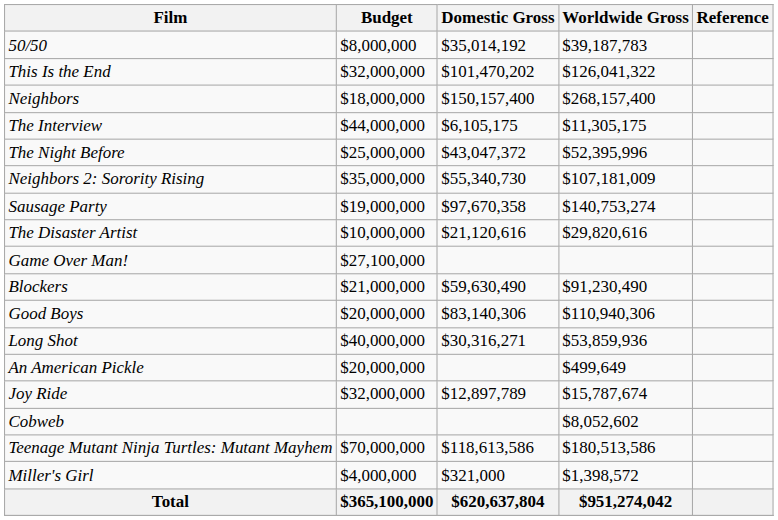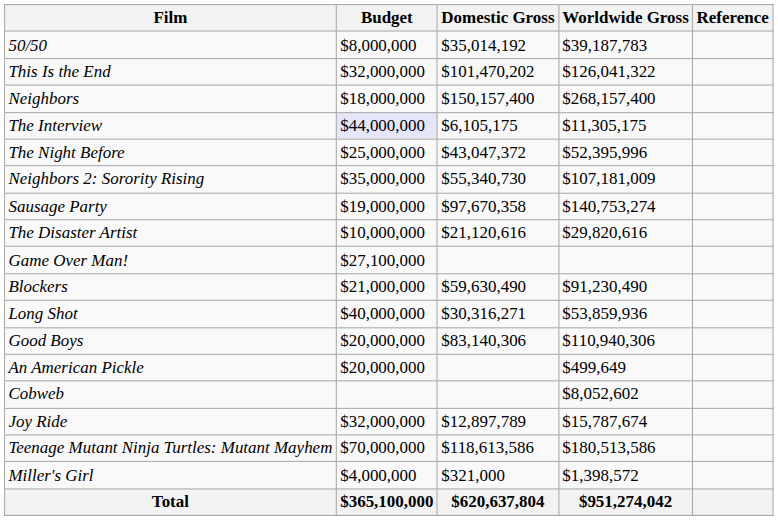(383, 125) no background -> (383, 125) lavender background
rows swapped: (43, 340) <-> (46, 313)
rows swapped: (38, 394) <-> (36, 421)
